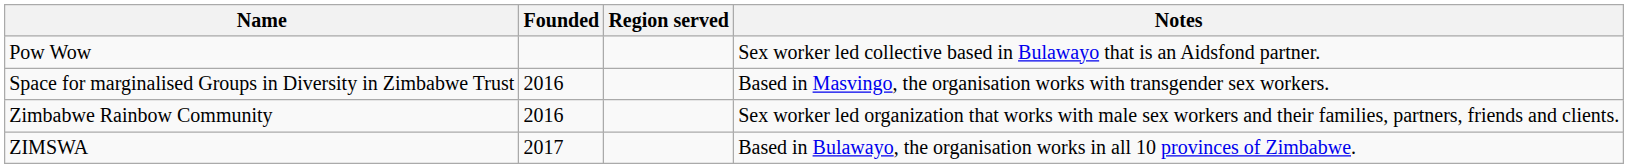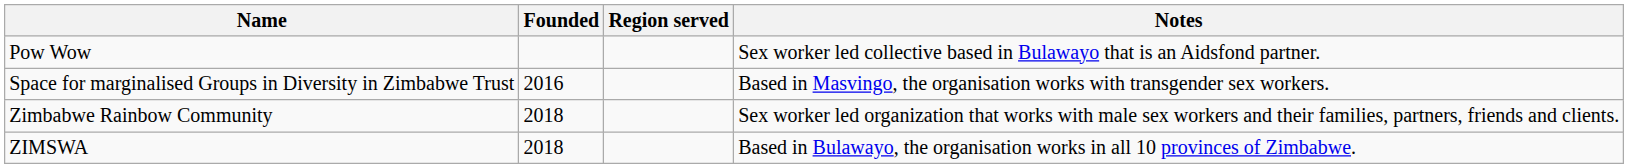(544, 115) 2016 -> (544, 115) 2018
(544, 147) 2017 -> (544, 147) 2018
